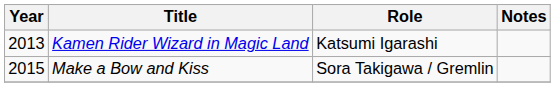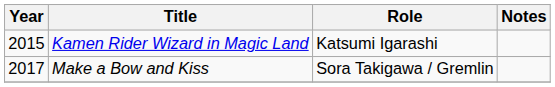(26, 43) 2013 -> (26, 43) 2015
(26, 69) 2015 -> (26, 69) 2017
